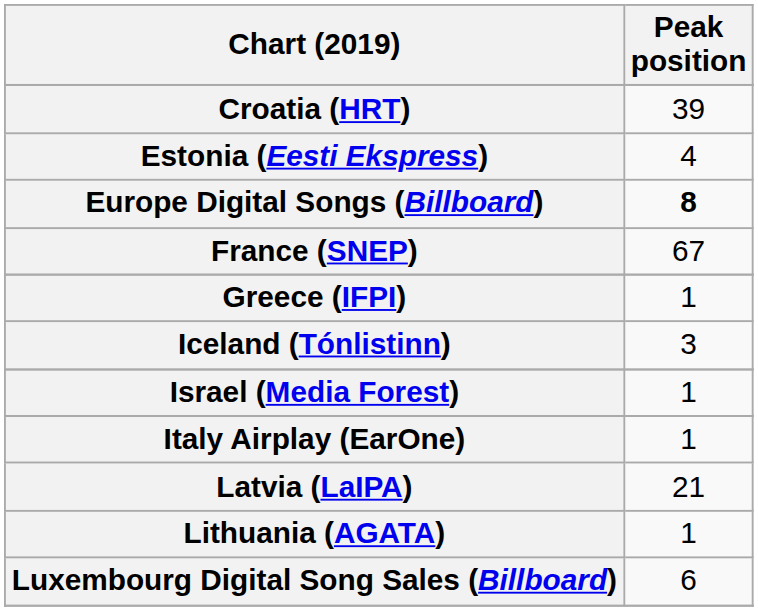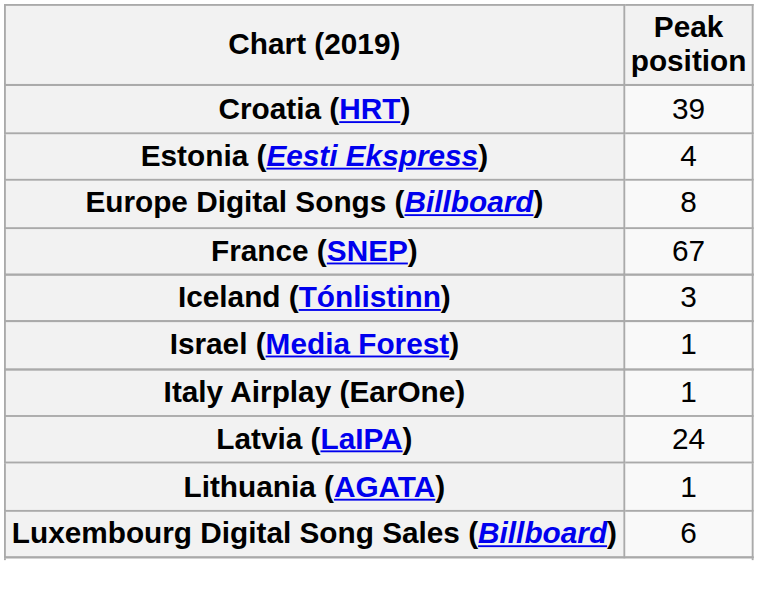(689, 203) bold -> (689, 203) normal
- row: (314, 297)
(689, 486) 21 -> (689, 439) 24
